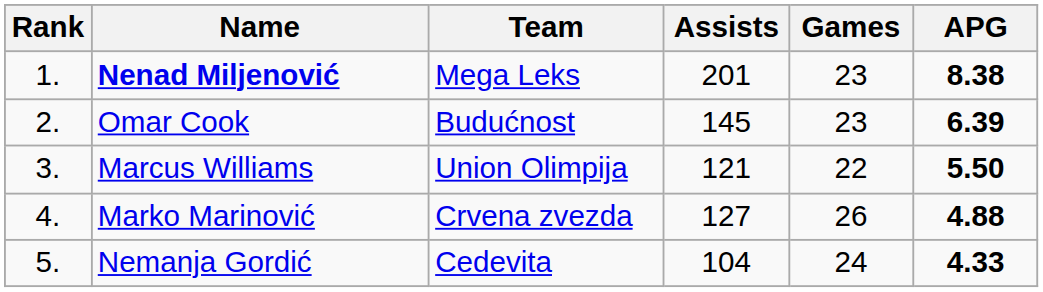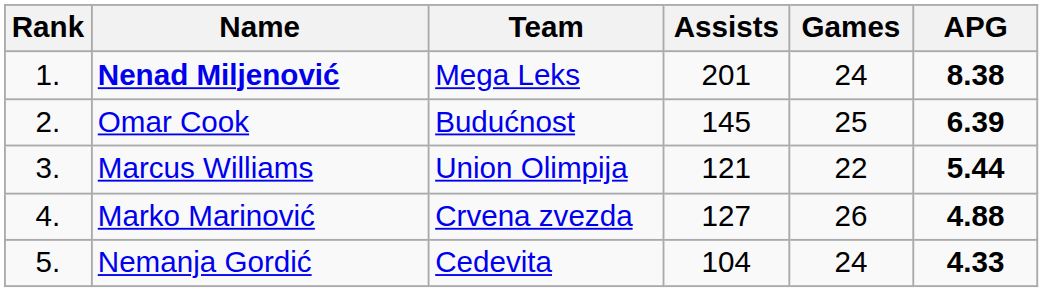(851, 74) 23 -> (851, 74) 24
(851, 121) 23 -> (851, 121) 25
(976, 168) 5.50 -> (976, 168) 5.44
